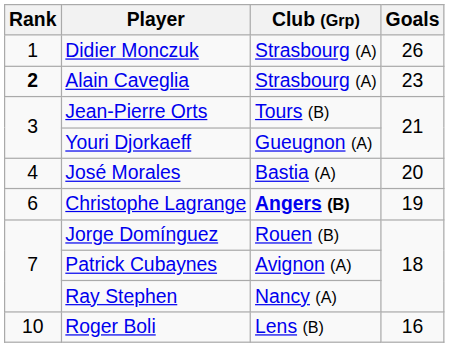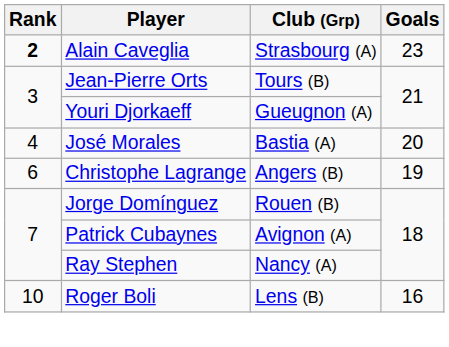- row: (132, 50)
(302, 204) bold -> (299, 173) normal
